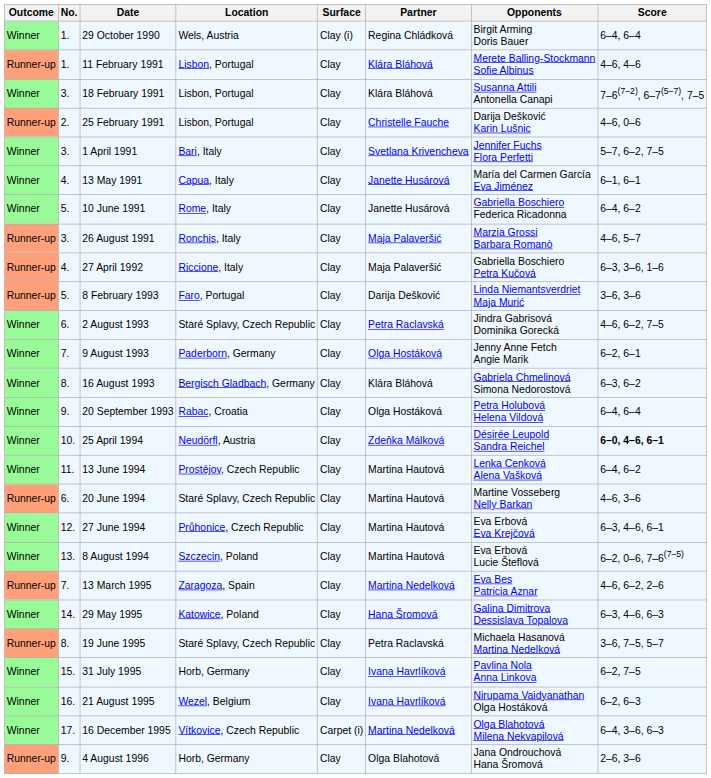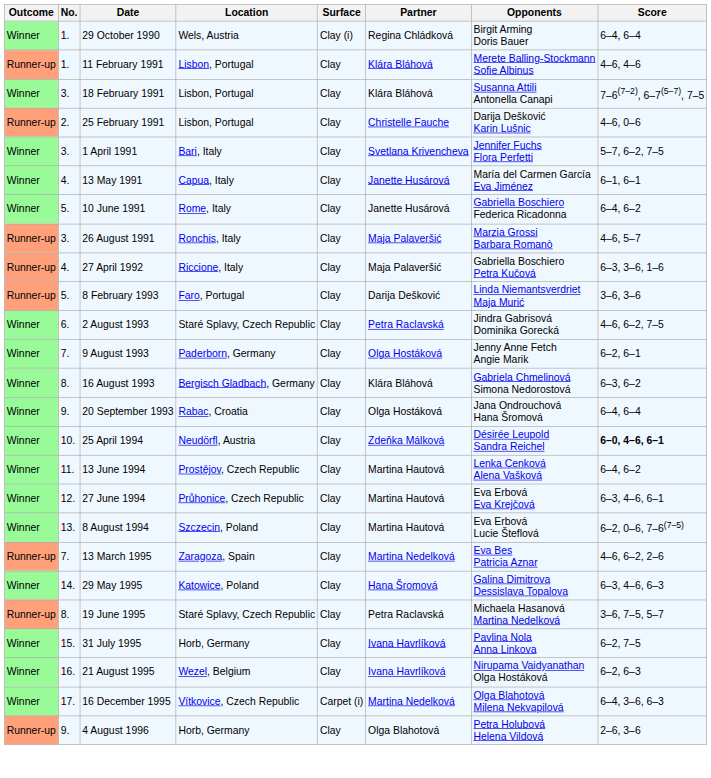(509, 411) Petra Holubová Helena Vildová -> (517, 411) Jana Ondrouchová Hana Šromová
- row: (114, 498)
(517, 758) Jana Ondrouchová Hana Šromová -> (509, 729) Petra Holubová Helena Vildová
